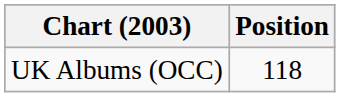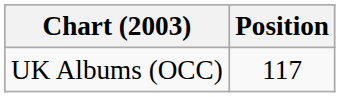(282, 69) 118 -> (282, 69) 117
